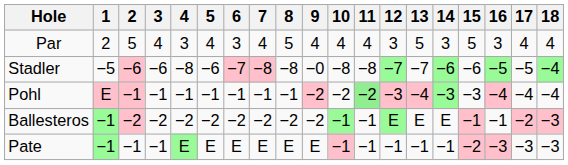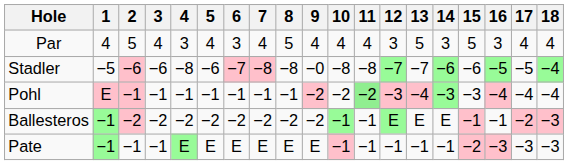(106, 43) 2 -> (106, 43) 4
